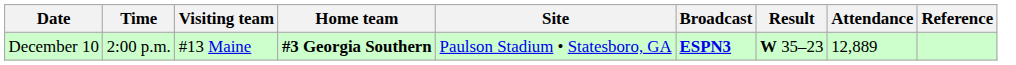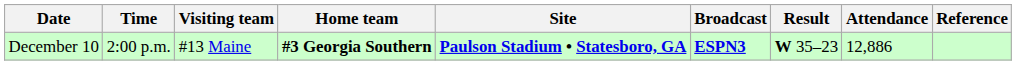(556, 46) normal -> (563, 46) bold
(854, 46) 12,889 -> (869, 46) 12,886
